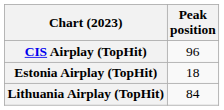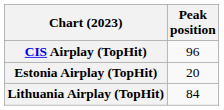(193, 72) 18 -> (193, 72) 20
